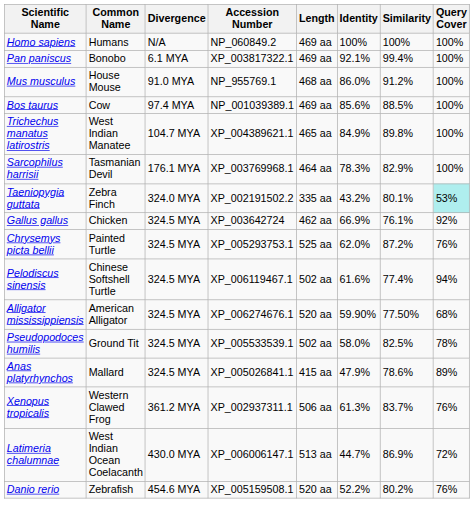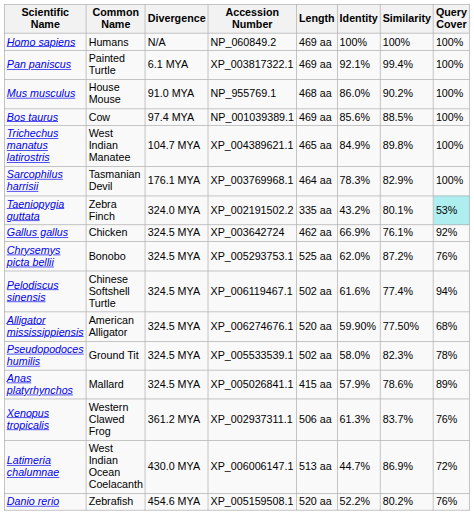(107, 59) Bonobo -> (107, 65) Painted Turtle
(398, 82) 91.2% -> (398, 94) 90.2%
(107, 244) Painted Turtle -> (107, 256) Bonobo
(398, 343) 82.5% -> (398, 355) 82.3%
(355, 372) 47.9% -> (355, 384) 57.9%
